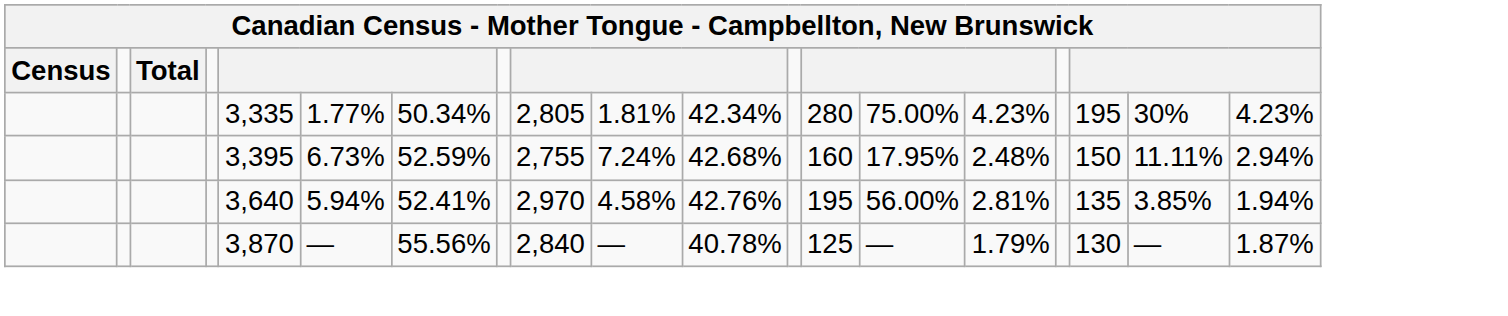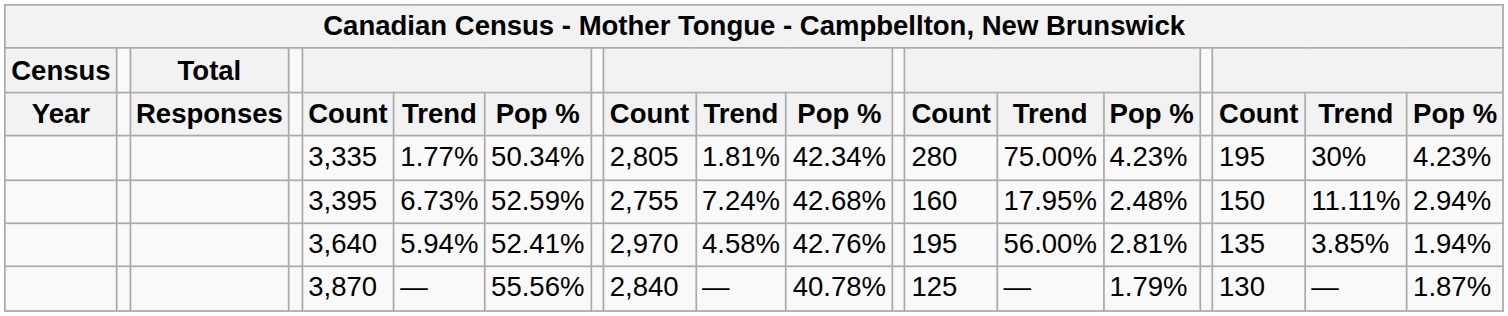+ row: (61, 113)
